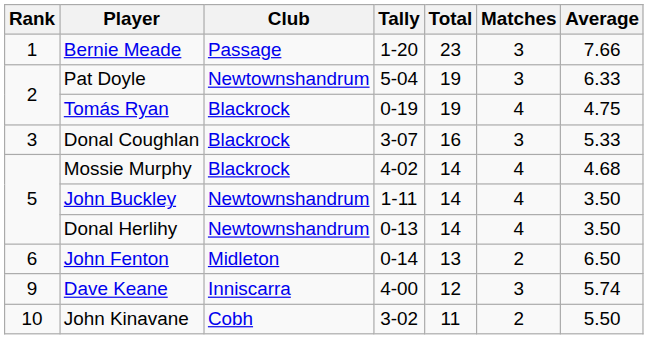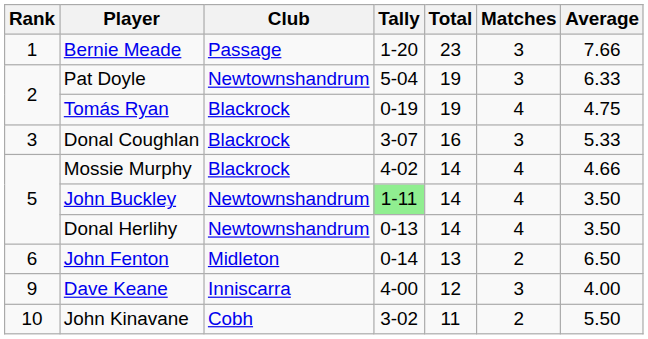(602, 169) 4.68 -> (602, 169) 4.66
(399, 199) no background -> (399, 199) lightgreen background
(602, 288) 5.74 -> (602, 288) 4.00
